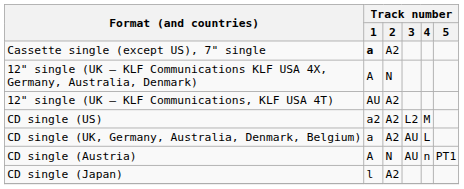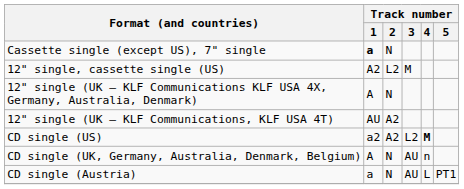(392, 51) A2 -> (389, 51) N
+ row: (116, 69)
(427, 119) normal -> (427, 137) bold
(370, 137) a -> (370, 156) A
(392, 137) A2 -> (389, 156) N
(427, 137) L -> (427, 156) n
(370, 156) A -> (370, 174) a
(427, 156) n -> (427, 174) L
- row: (65, 174)
